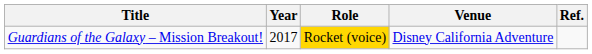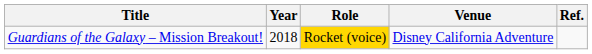(283, 37) 2017 -> (283, 37) 2018
